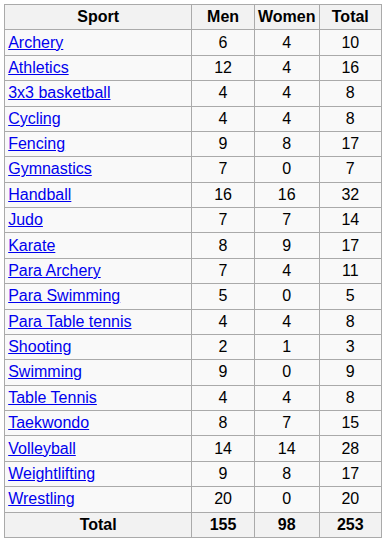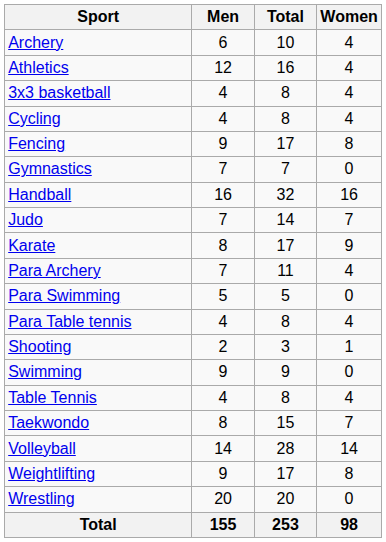columns swapped: (287, 17) <-> (350, 17)
